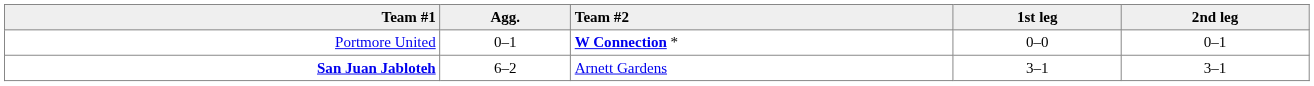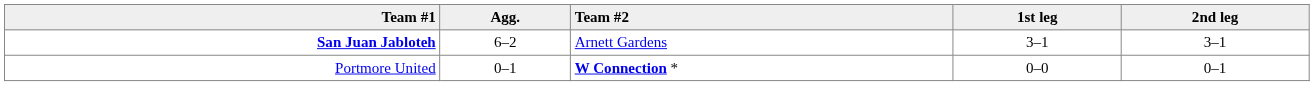rows swapped: (376, 67) <-> (385, 42)
